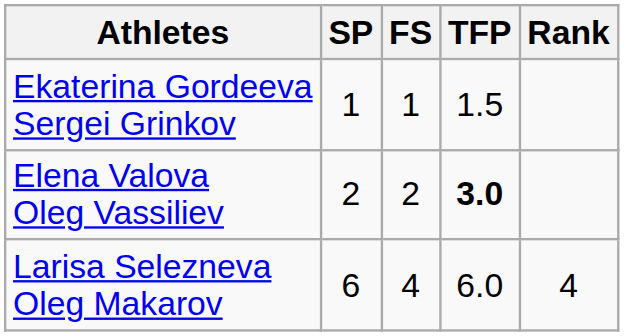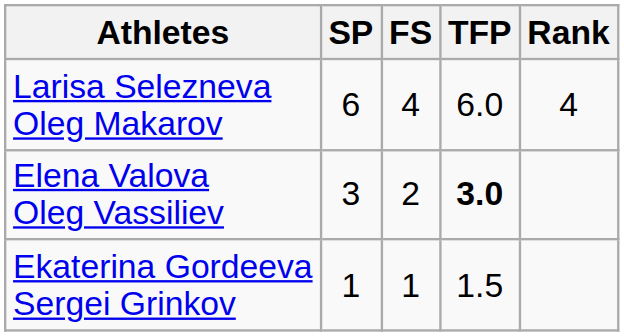rows swapped: (142, 285) <-> (163, 104)
(351, 195) 2 -> (351, 195) 3
